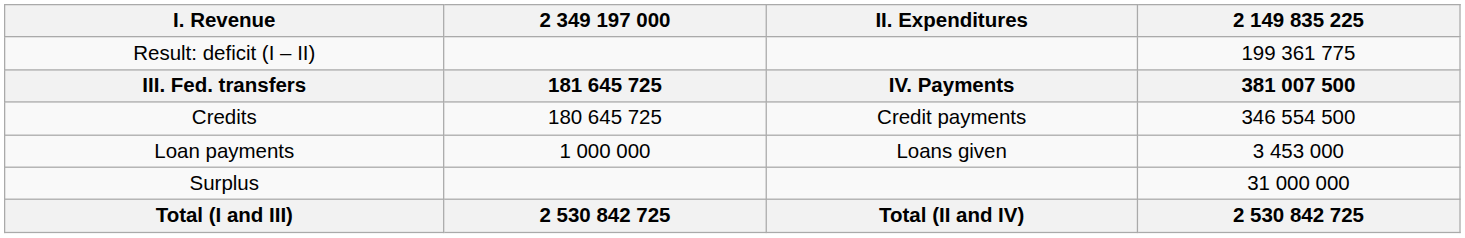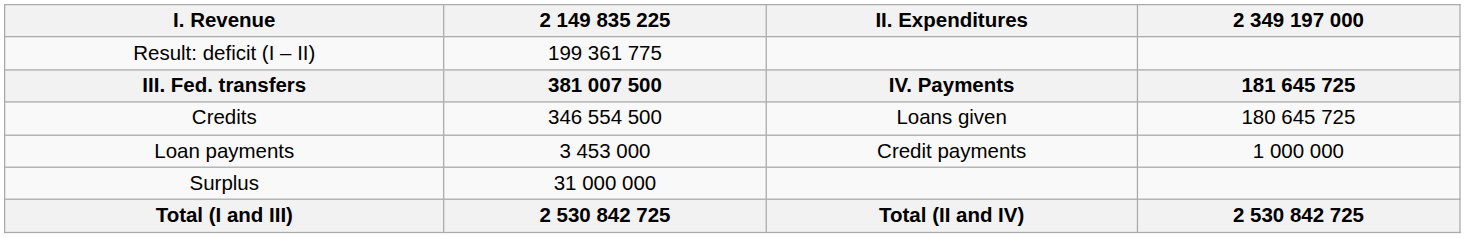columns swapped: (1298, 20) <-> (605, 20)
(952, 118) Credit payments -> (952, 118) Loans given
(952, 150) Loans given -> (952, 150) Credit payments
